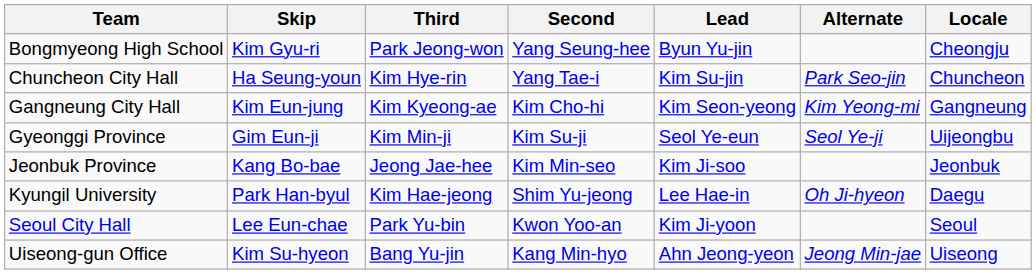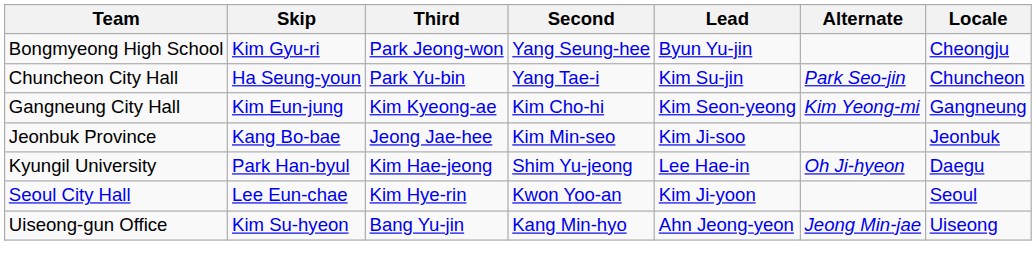(418, 78) Kim Hye-rin -> (417, 78) Park Yu-bin
- row: (87, 136)
(417, 225) Park Yu-bin -> (418, 195) Kim Hye-rin
